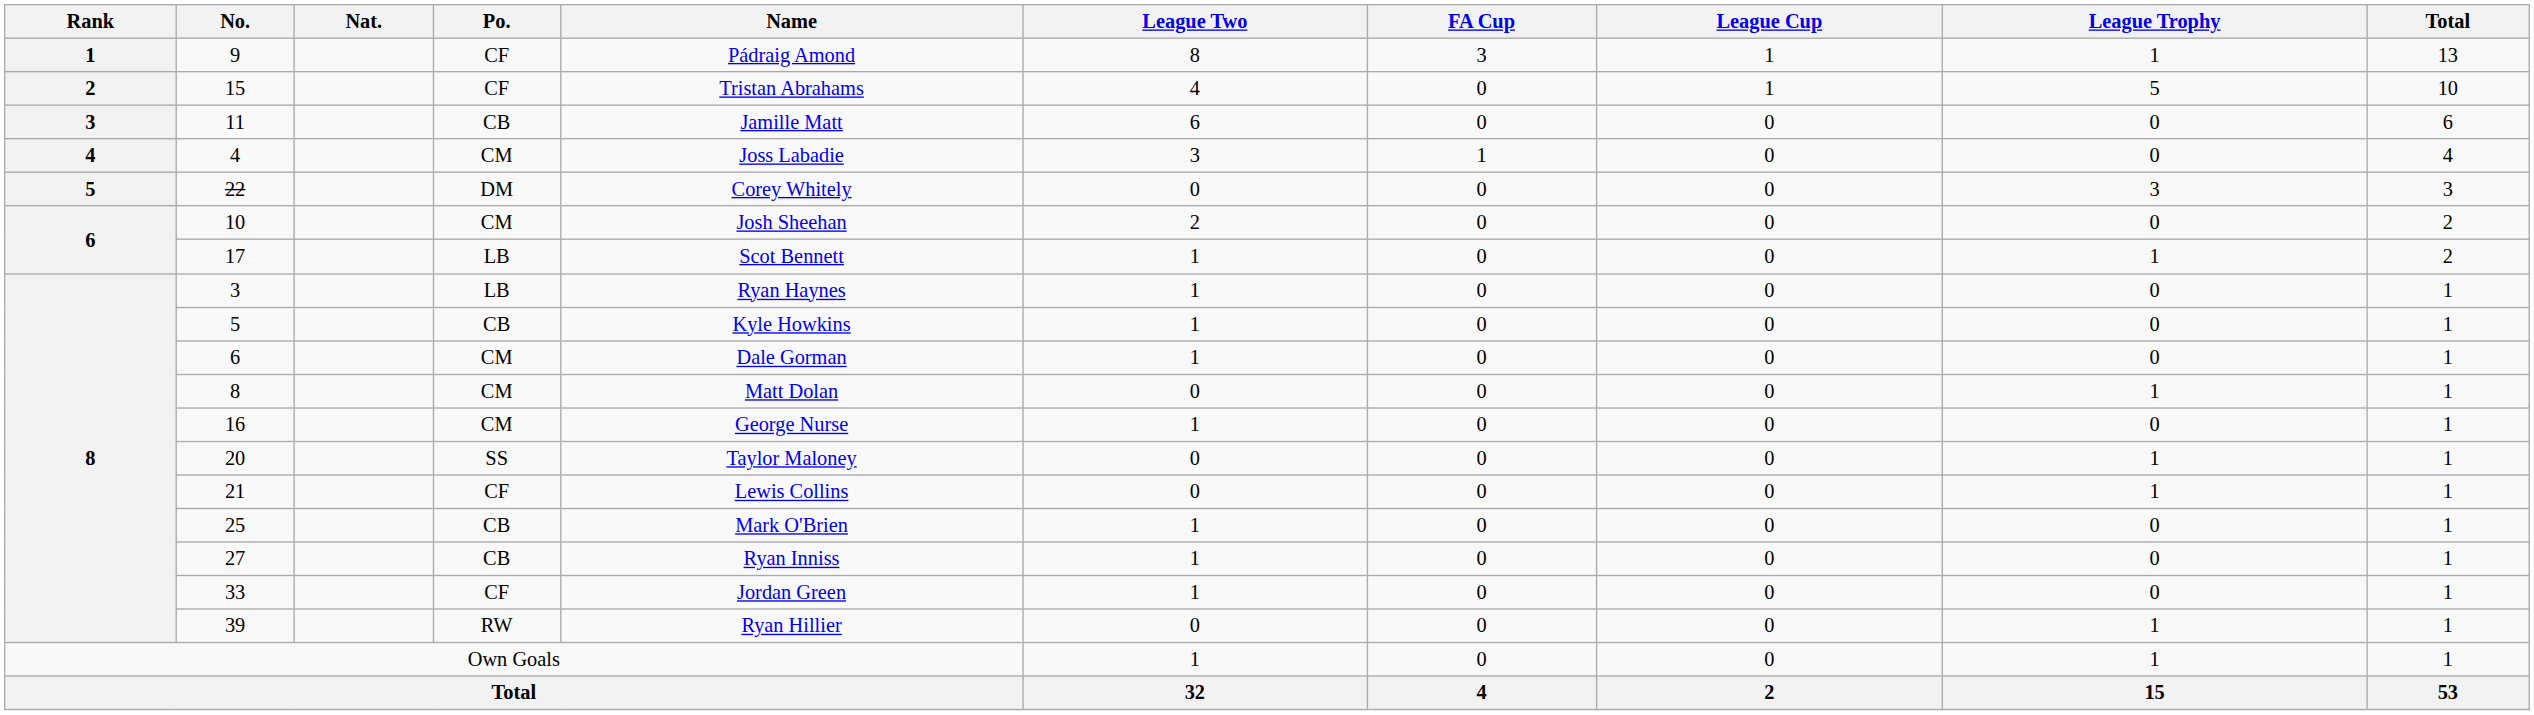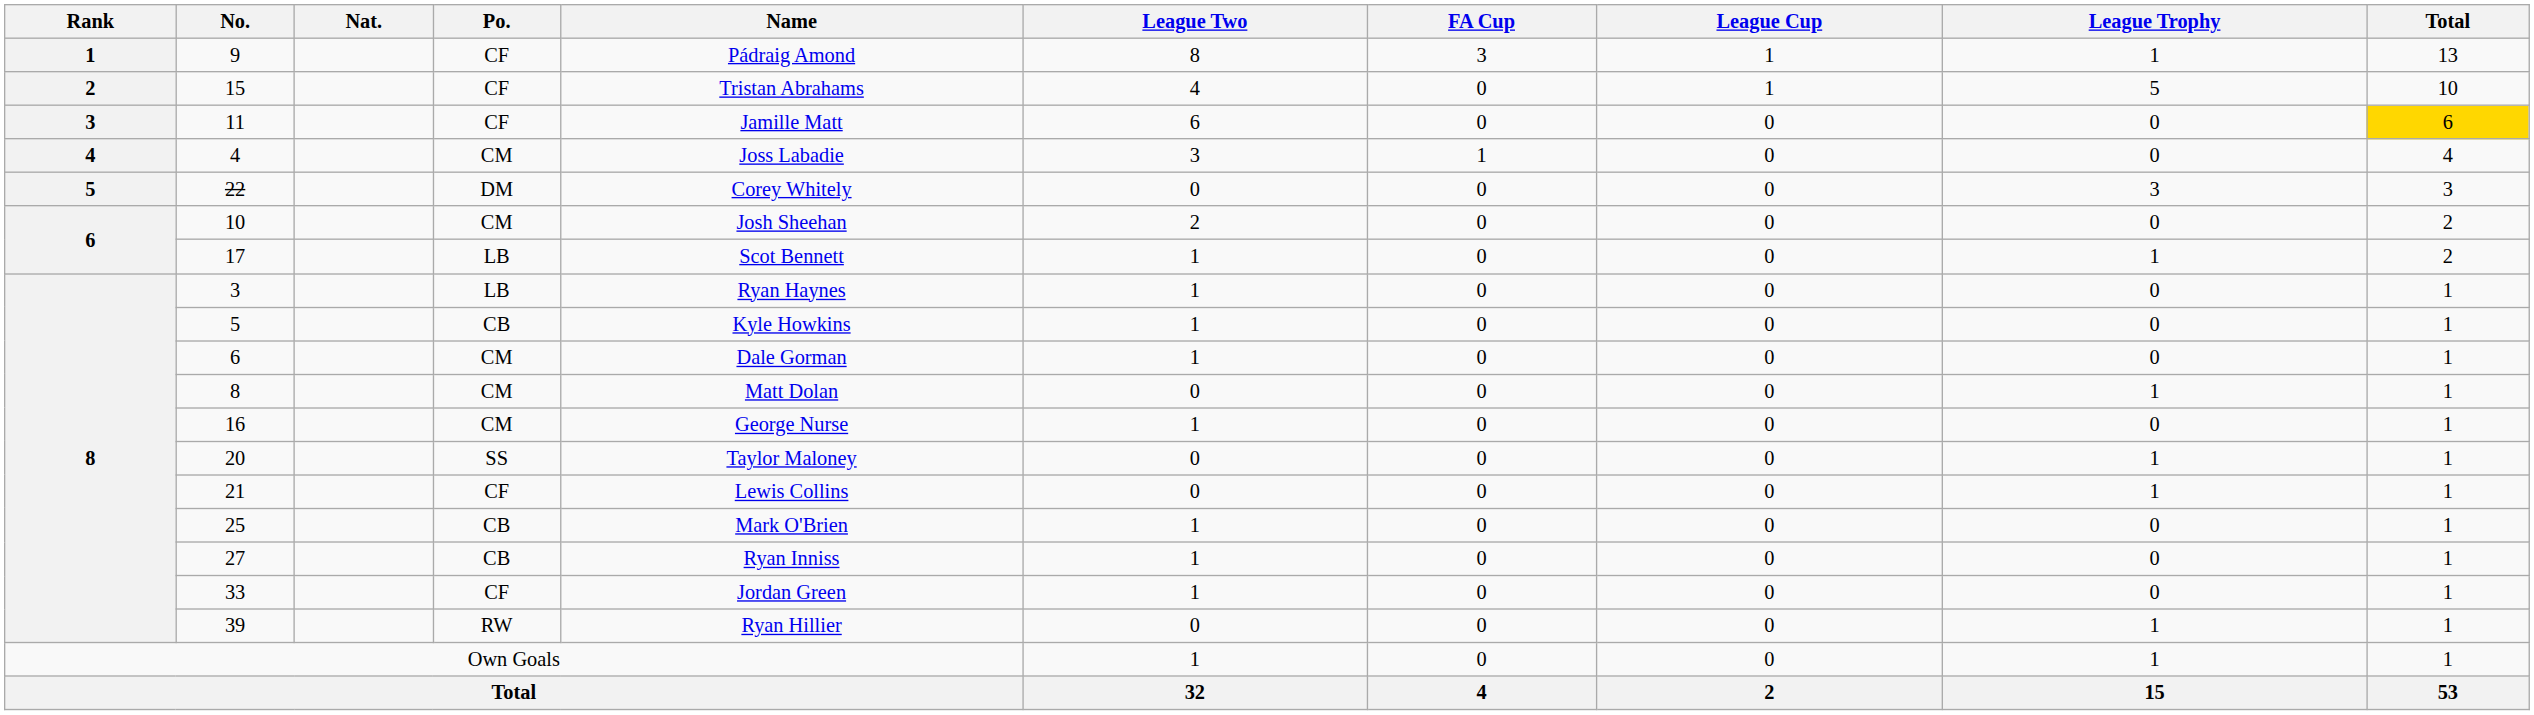(497, 122) CB -> (497, 122) CF
(2448, 122) no background -> (2448, 122) gold background
